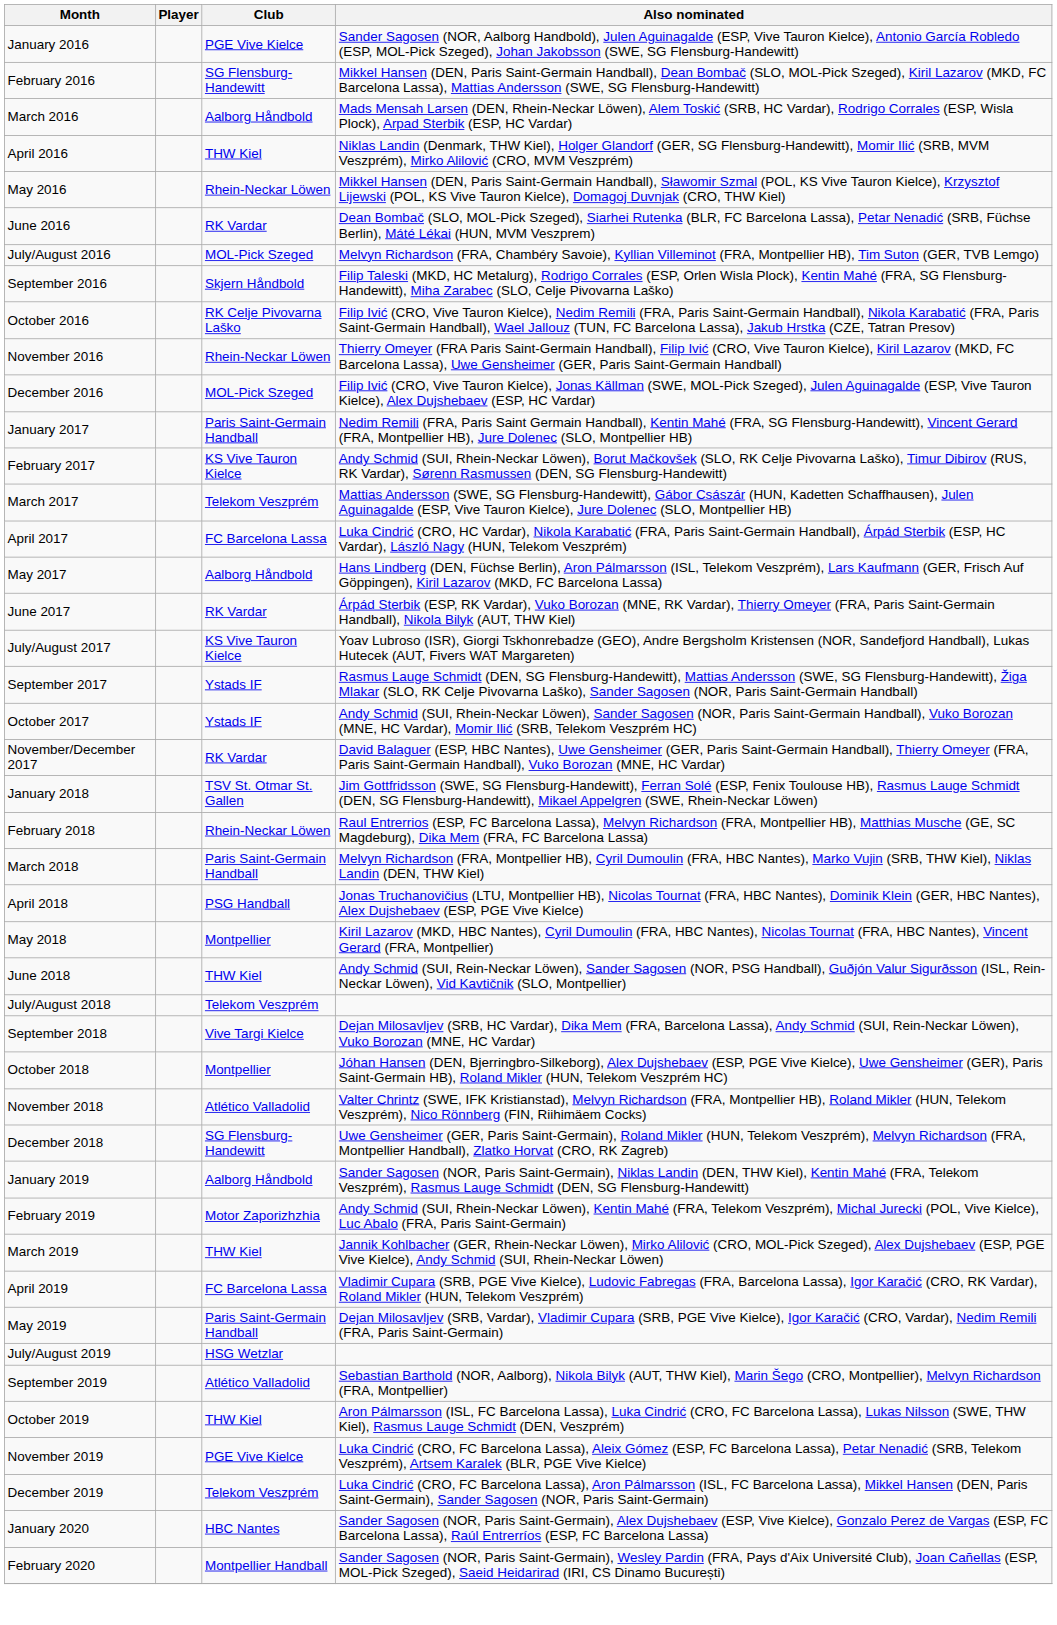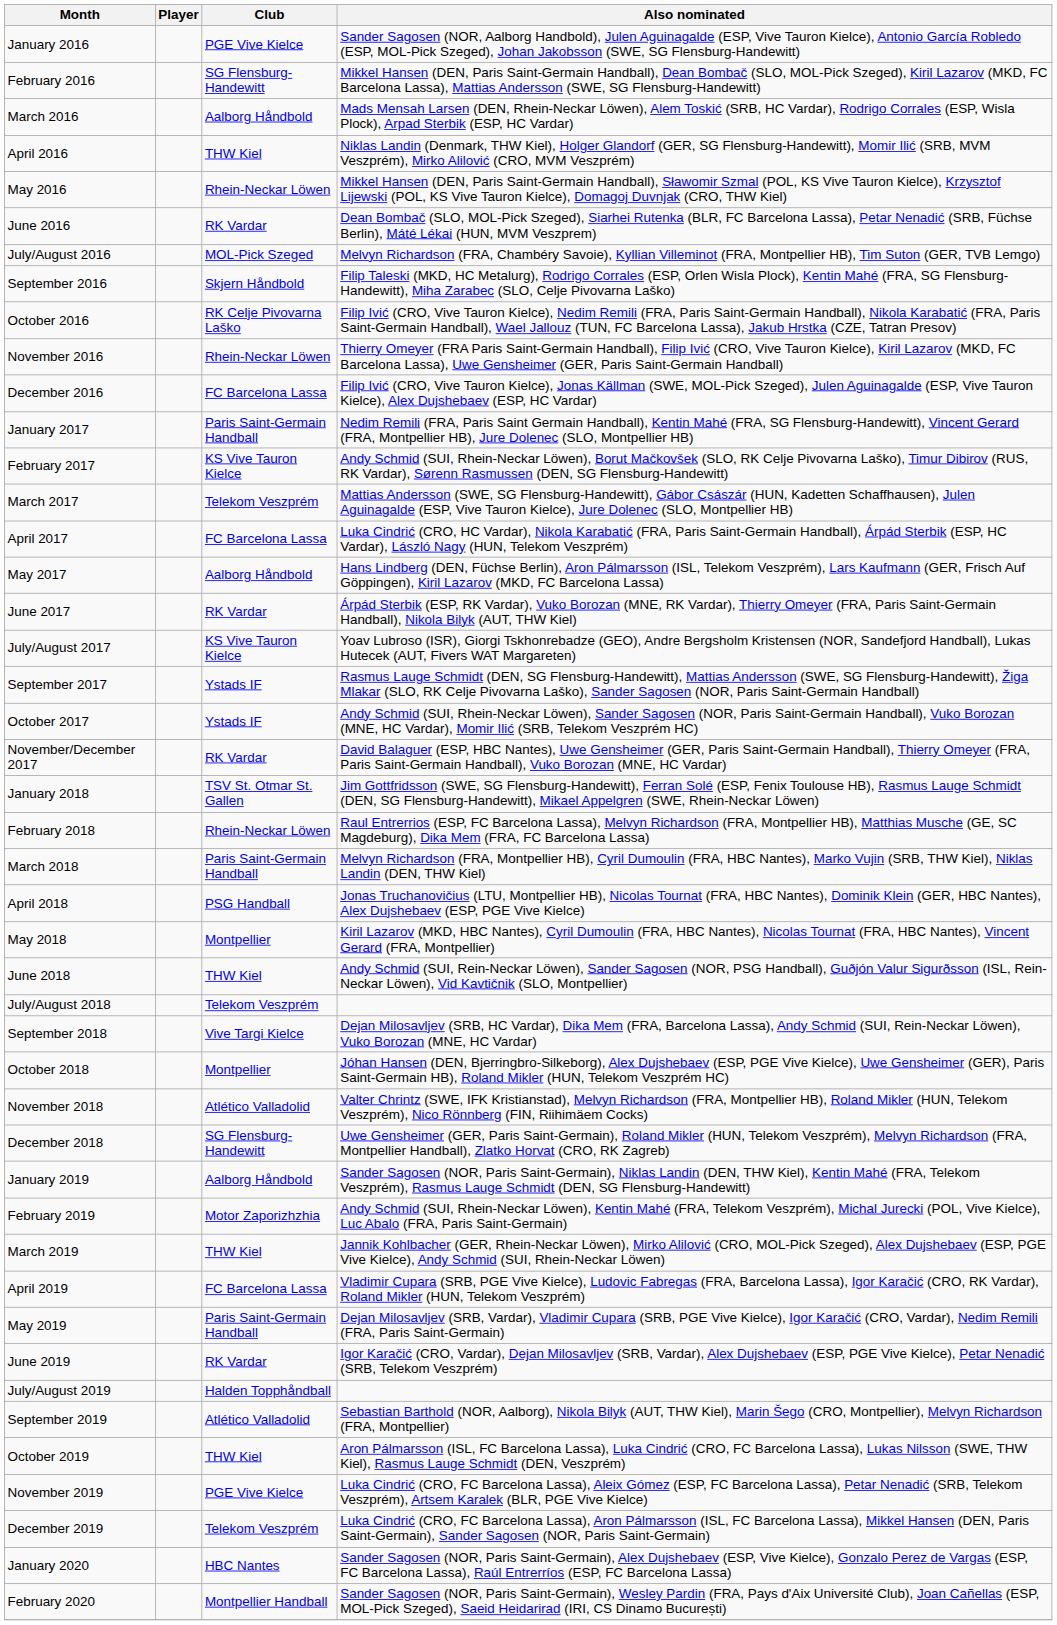(259, 393) MOL-Pick Szeged -> (266, 393) FC Barcelona Lassa
+ row: (39, 1361)
(244, 1354) HSG Wetzlar -> (268, 1390) Halden Topphåndball
